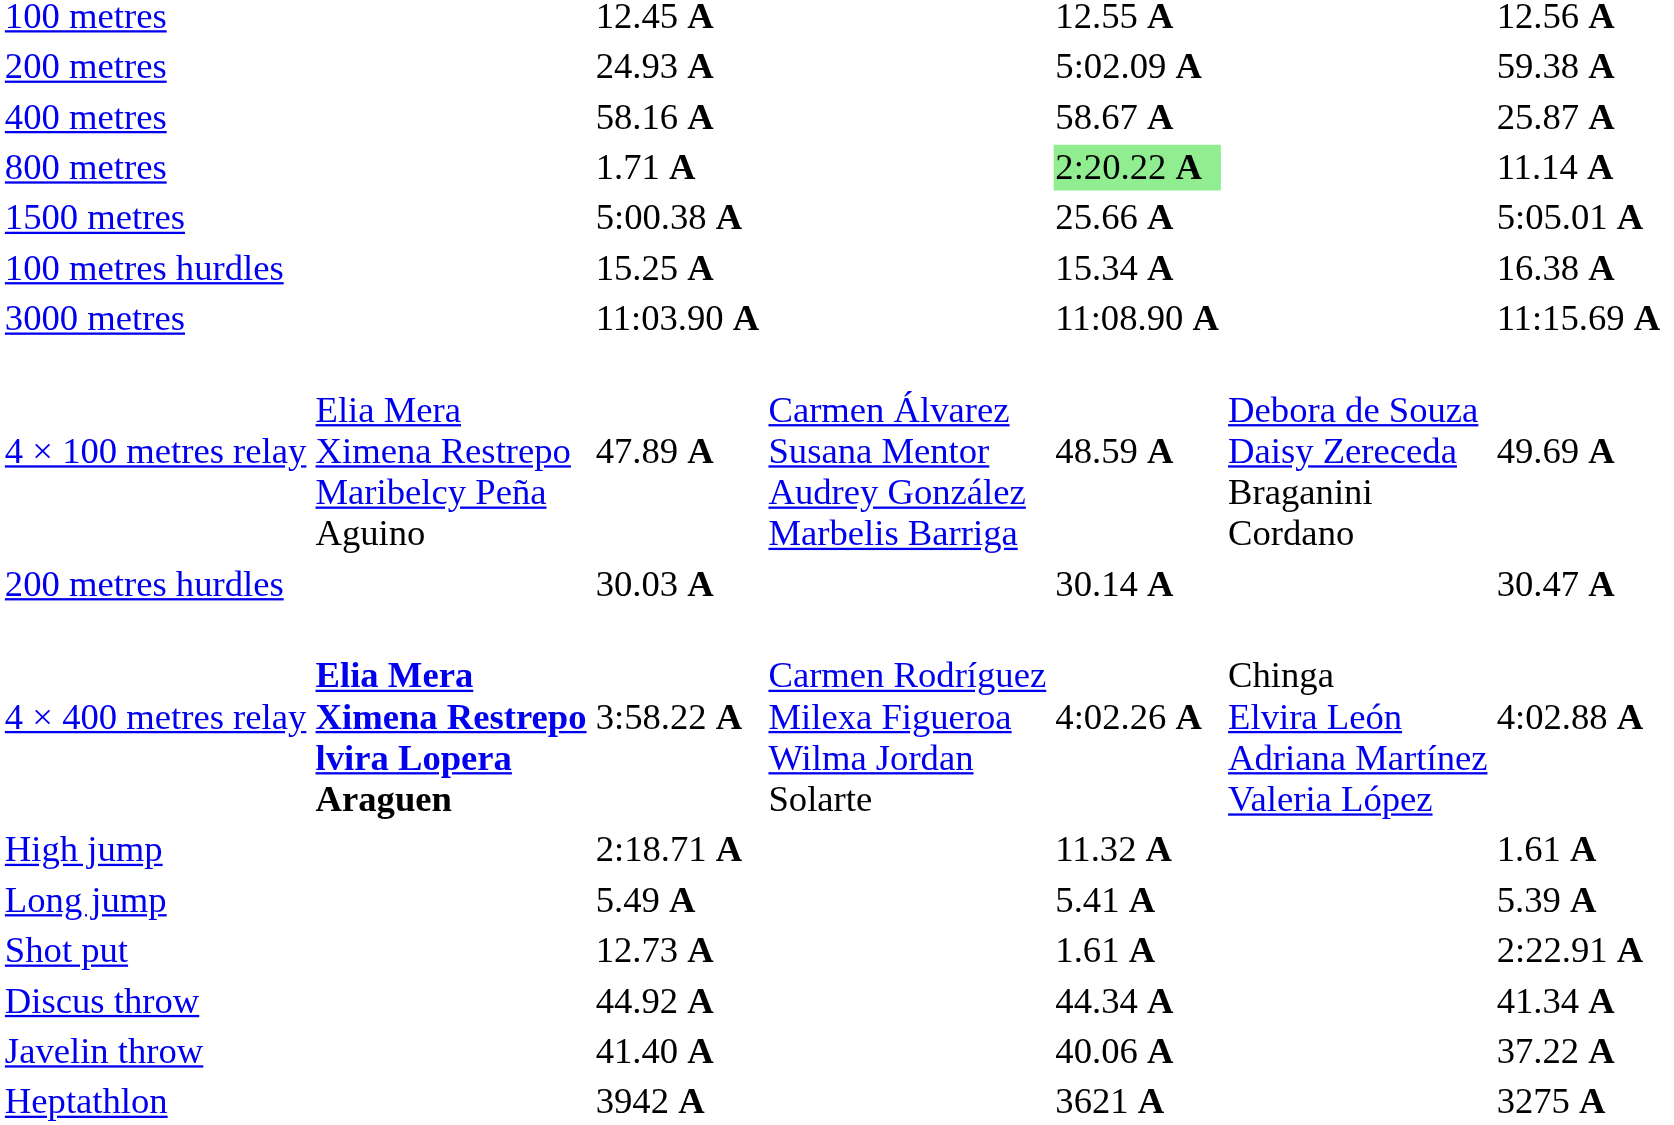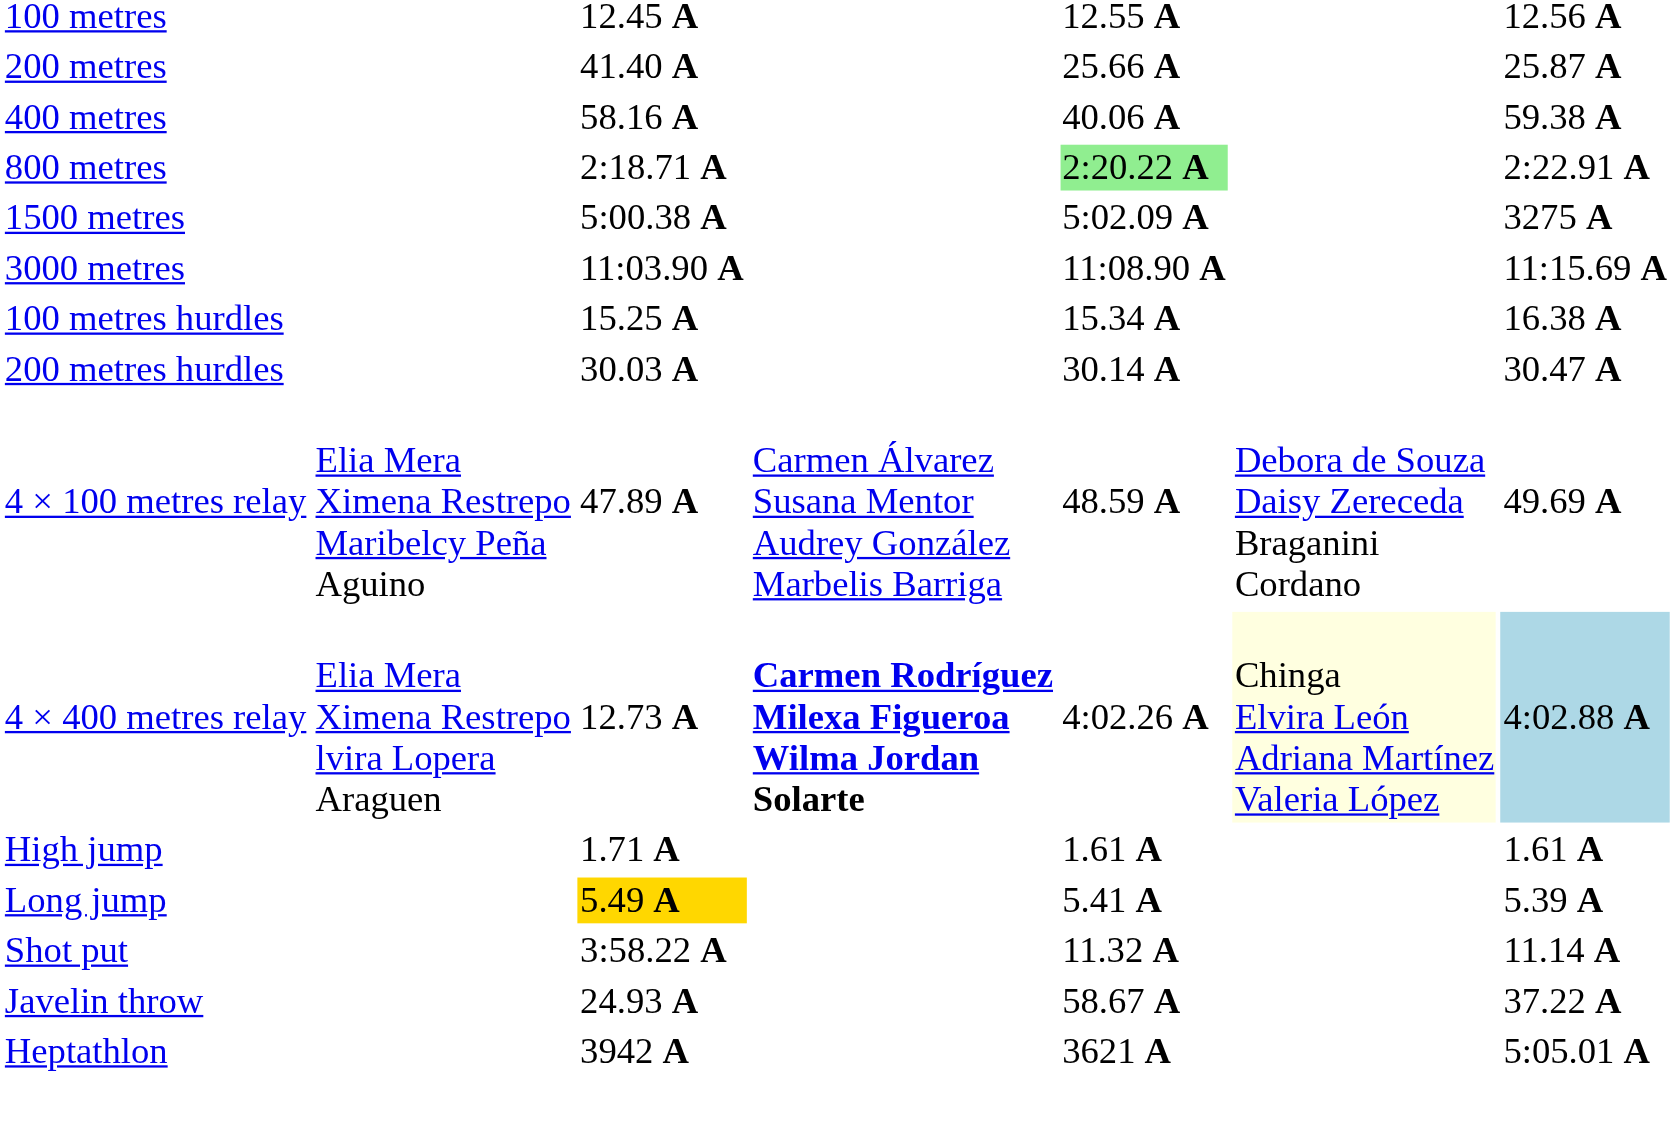(655, 66) 24.93 A -> (639, 66) 41.40 A
(1129, 66) 5:02.09 A -> (1121, 66) 25.66 A
(1556, 66) 59.38 A -> (1562, 66) 25.87 A
(1114, 116) 58.67 A -> (1121, 116) 40.06 A
(1556, 116) 25.87 A -> (1562, 116) 59.38 A
(646, 166) 1.71 A -> (653, 166) 2:18.71 A
(1555, 166) 11.14 A -> (1577, 166) 2:22.91 A
(1114, 217) 25.66 A -> (1135, 217) 5:02.09 A
(1570, 217) 5:05.01 A -> (1558, 217) 3275 A
rows swapped: (95, 318) <-> (144, 267)
rows swapped: (144, 583) <-> (156, 450)
(451, 737) bold -> (443, 737) normal
(669, 716) 3:58.22 A -> (639, 716) 12.73 A
(907, 737) normal -> (903, 737) bold
(1358, 737) no background -> (1365, 737) lightyellow background
(1570, 716) no background -> (1577, 716) lightblue background
(669, 849) 2:18.71 A -> (630, 849) 1.71 A
(1114, 849) 11.32 A -> (1112, 849) 1.61 A
(646, 899) no background -> (630, 899) gold background
(655, 950) 12.73 A -> (653, 950) 3:58.22 A
(1105, 950) 1.61 A -> (1121, 950) 11.32 A
(1570, 950) 2:22.91 A -> (1562, 950) 11.14 A
- row: (102, 1000)
(655, 1050) 41.40 A -> (639, 1000) 24.93 A
(1114, 1050) 40.06 A -> (1121, 1000) 58.67 A
(1551, 1101) 3275 A -> (1577, 1050) 5:05.01 A
